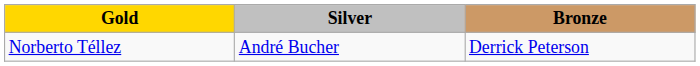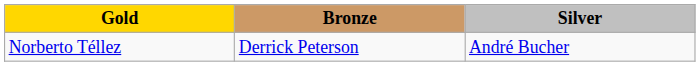columns swapped: (350, 18) <-> (580, 18)
